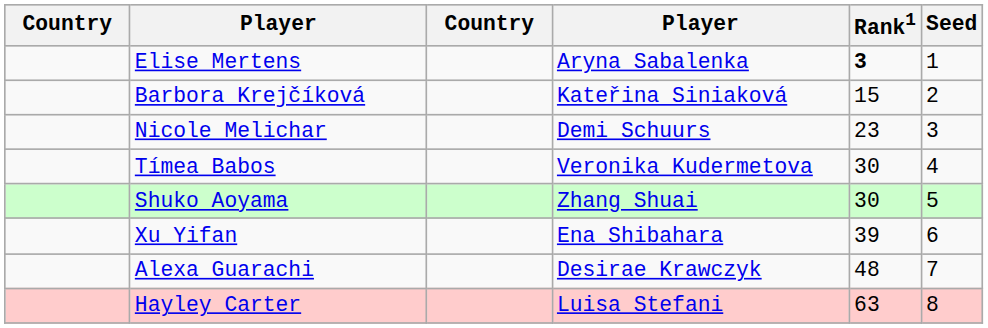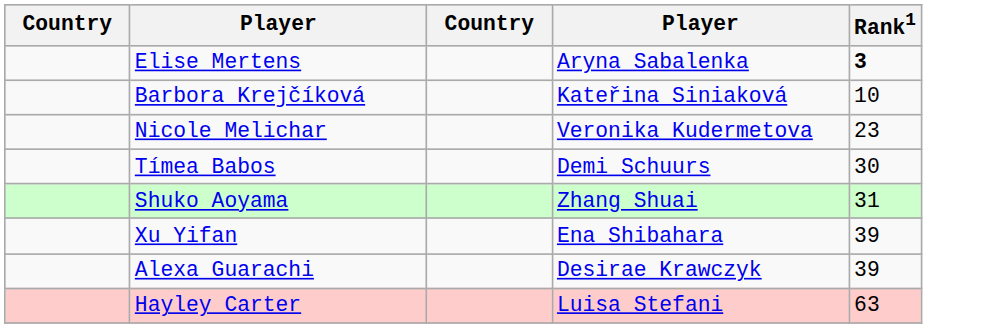- column: (952, 25)
(867, 97) 15 -> (867, 97) 10
(634, 132) Demi Schuurs -> (685, 132) Veronika Kudermetova
(685, 167) Veronika Kudermetova -> (634, 167) Demi Schuurs
(867, 201) 30 -> (867, 201) 31
(867, 271) 48 -> (867, 271) 39
